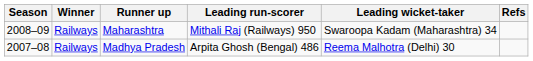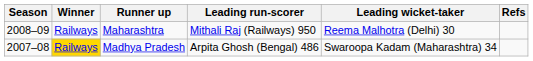(410, 30) Swaroopa Kadam (Maharashtra) 34 -> (389, 30) Reema Malhotra (Delhi) 30
(76, 47) no background -> (76, 47) gold background
(389, 47) Reema Malhotra (Delhi) 30 -> (410, 47) Swaroopa Kadam (Maharashtra) 34
